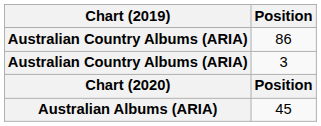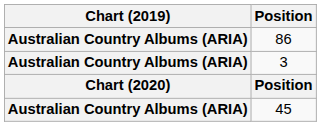(128, 109) Australian Albums (ARIA) -> (128, 109) Australian Country Albums (ARIA)
